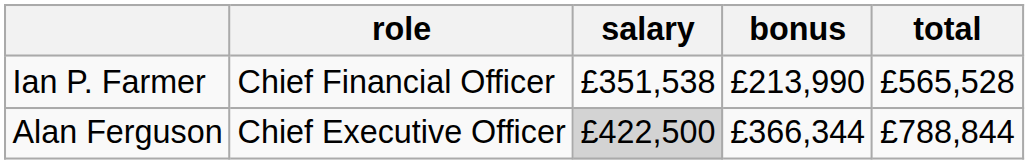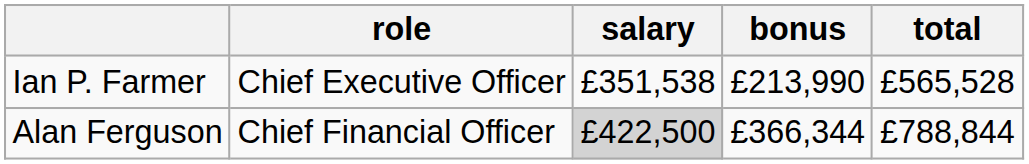(396, 81) Chief Financial Officer -> (402, 81) Chief Executive Officer
(402, 132) Chief Executive Officer -> (396, 132) Chief Financial Officer
